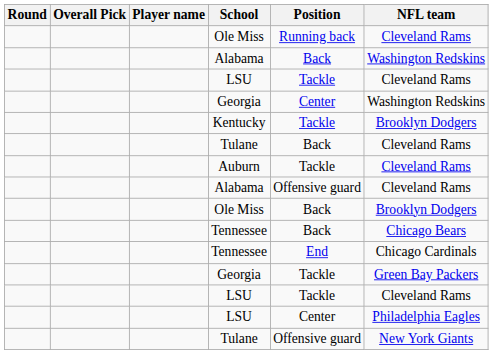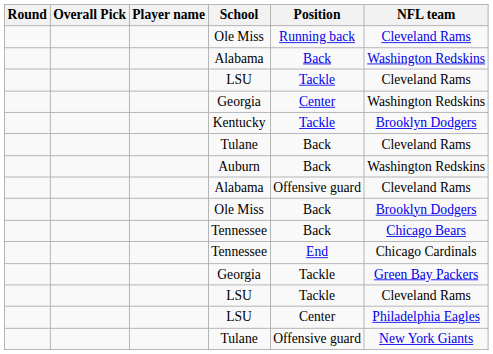(317, 166) Tackle -> (317, 166) Back
(426, 166) Cleveland Rams -> (426, 166) Washington Redskins
